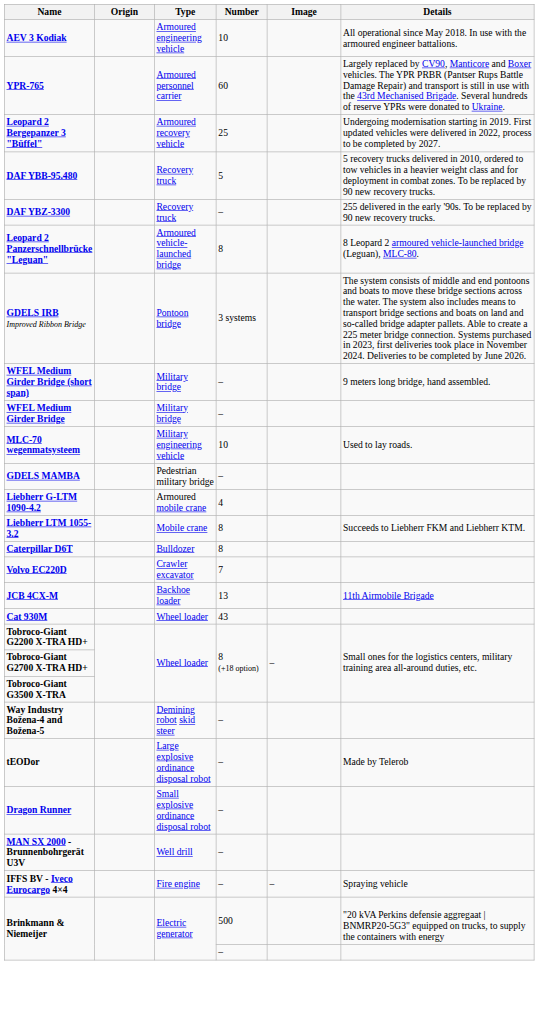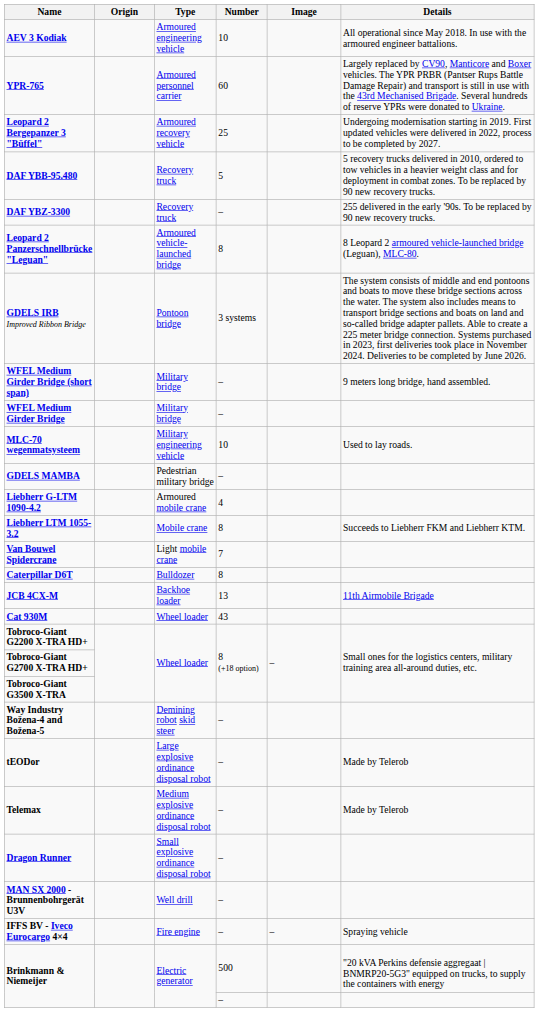+ row: (31, 554)
- row: (37, 569)
+ row: (24, 810)
